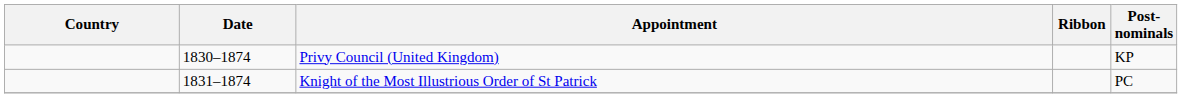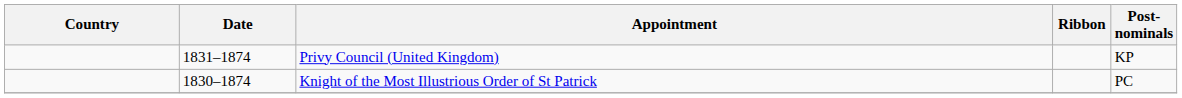(217, 57) 1830–1874 -> (217, 57) 1831–1874
(217, 81) 1831–1874 -> (217, 81) 1830–1874
